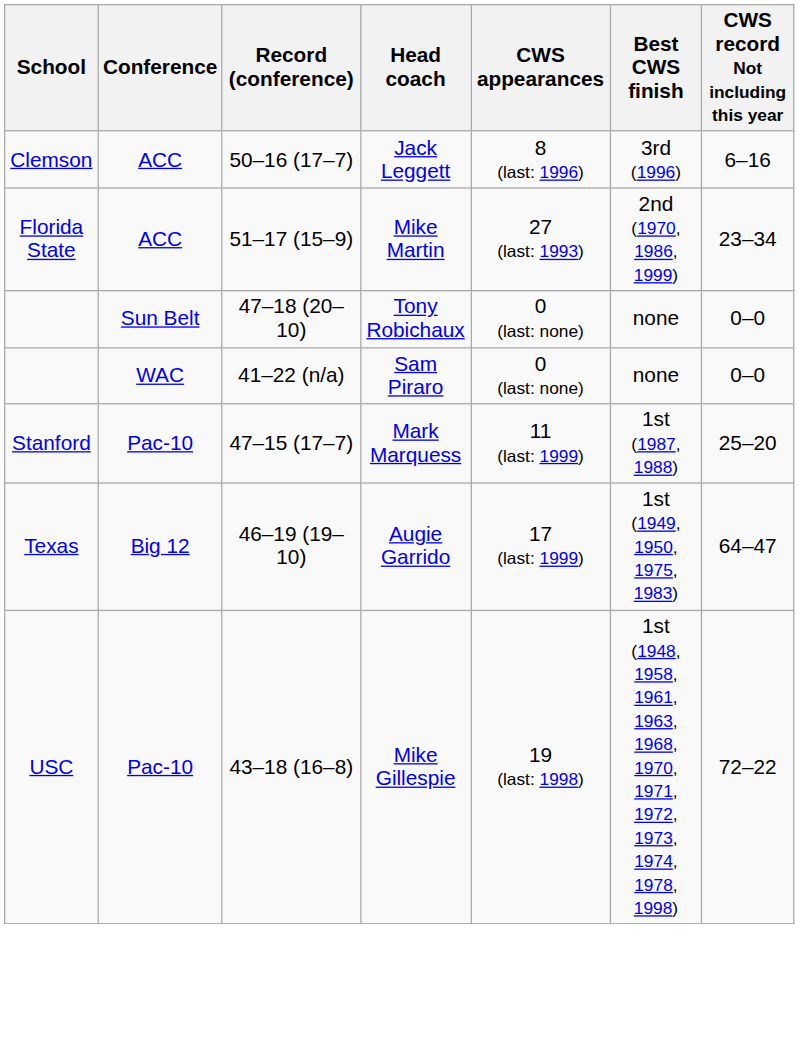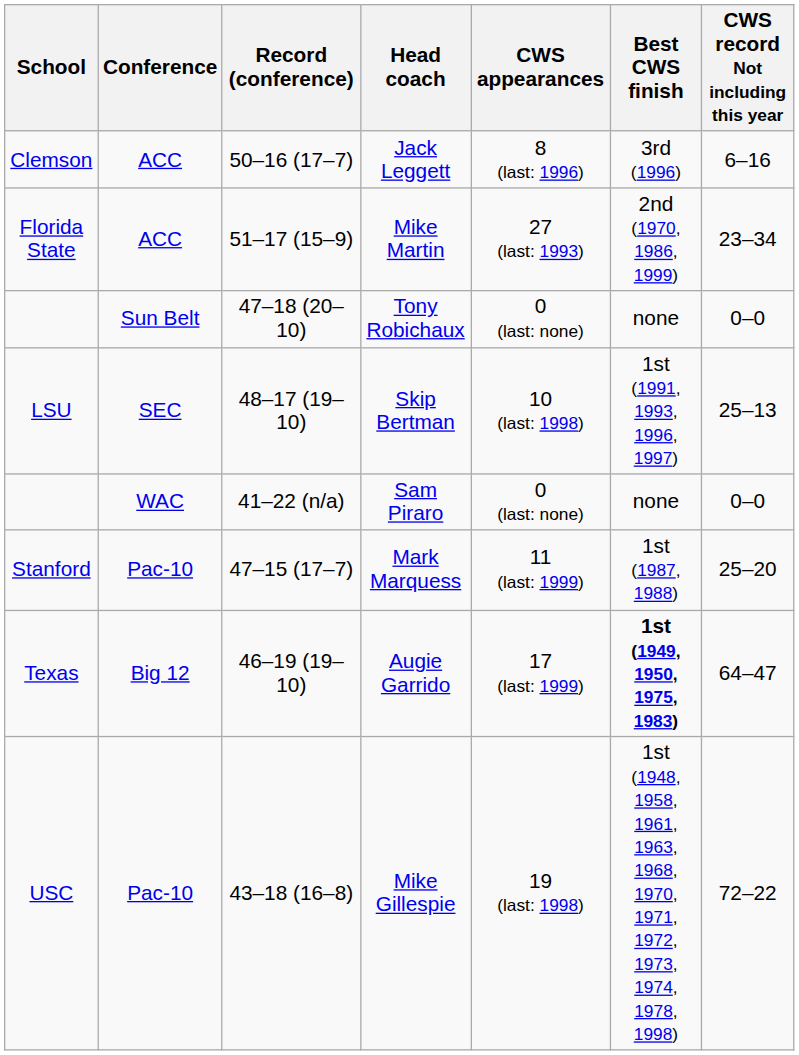+ row: (416, 410)
(656, 546) normal -> (656, 673) bold
